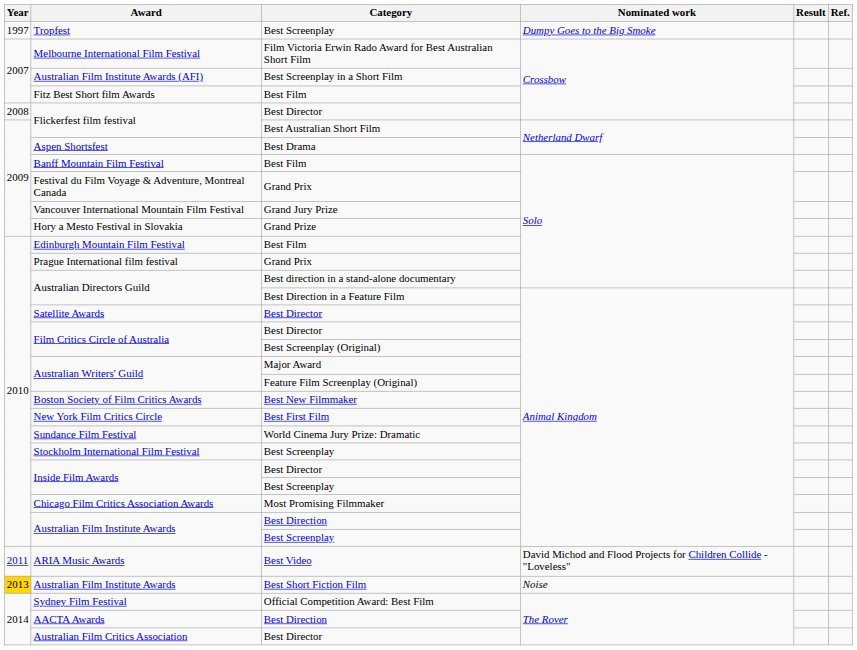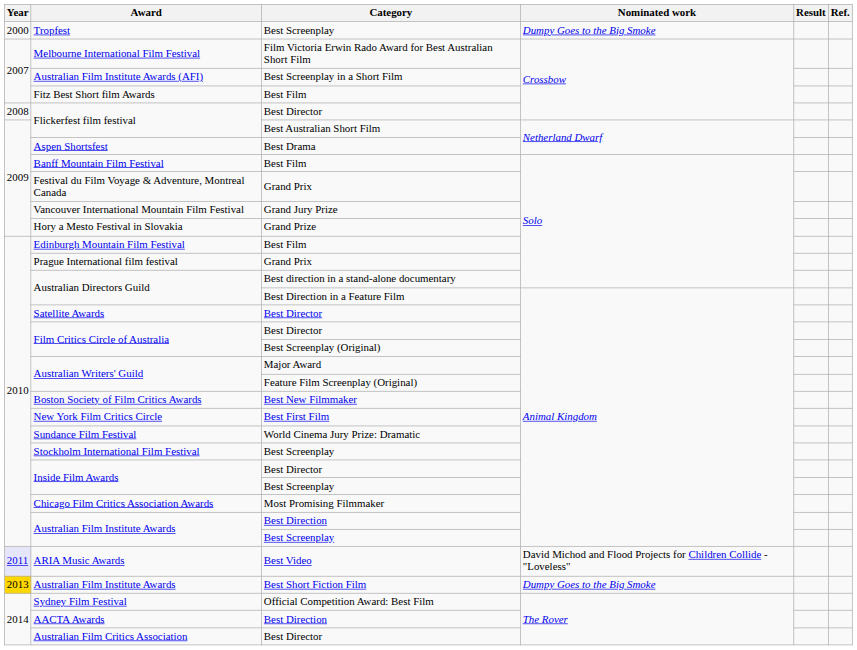(18, 30) 1997 -> (18, 30) 2000
(18, 561) no background -> (18, 561) lavender background
(535, 584) Noise -> (589, 584) Dumpy Goes to the Big Smoke
